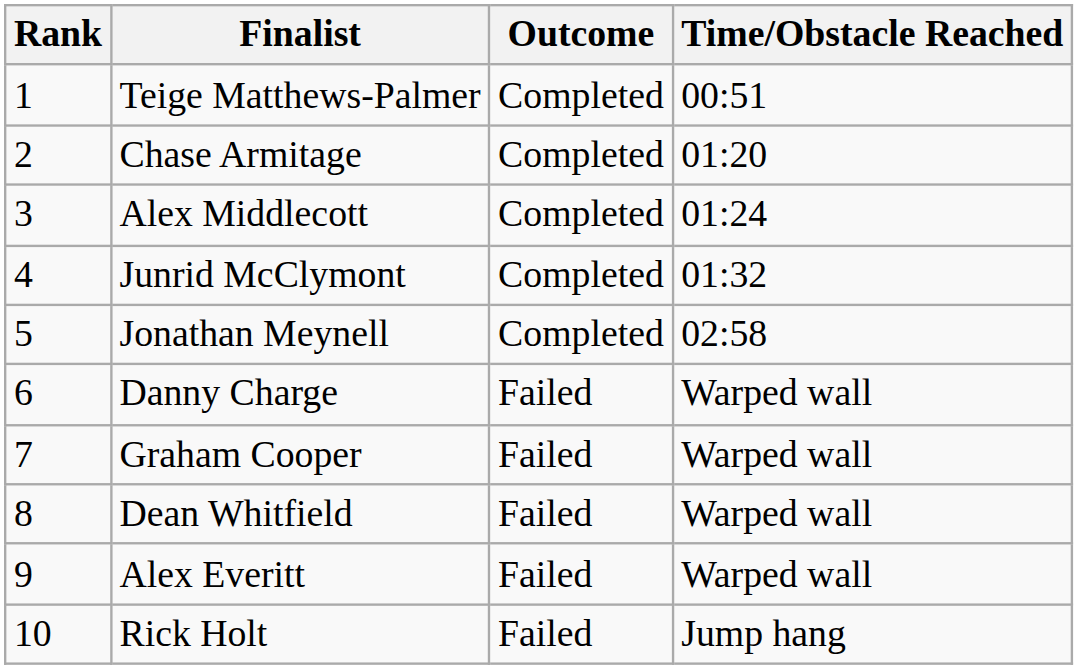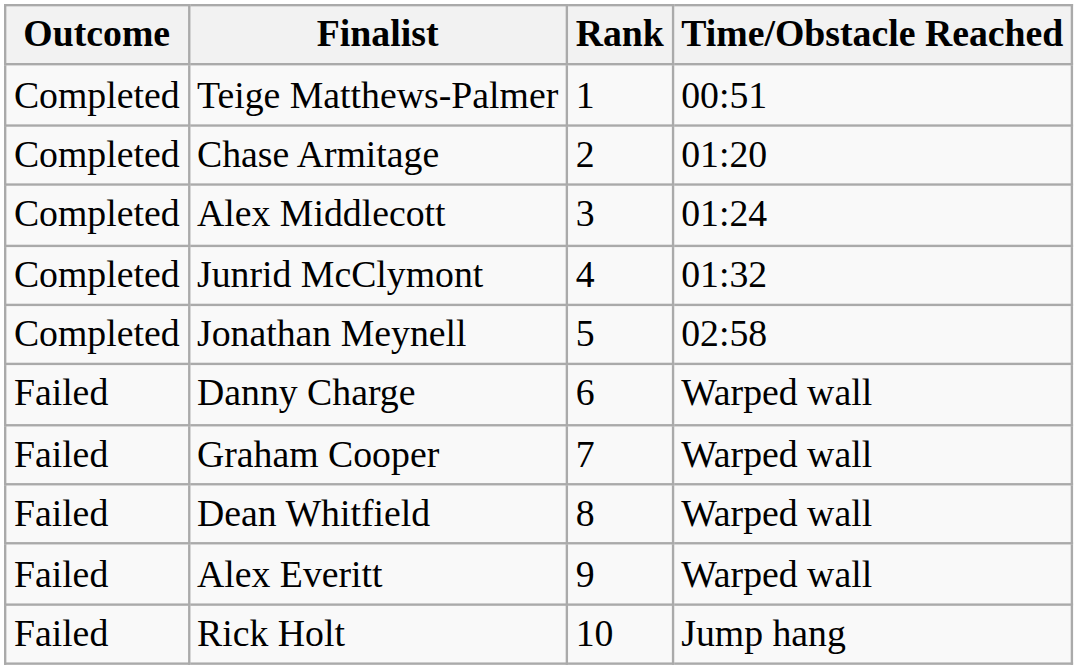columns swapped: (58, 34) <-> (581, 34)
